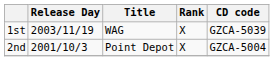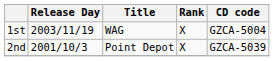(238, 30) GZCA-5039 -> (238, 30) GZCA-5004
(238, 47) GZCA-5004 -> (238, 47) GZCA-5039
